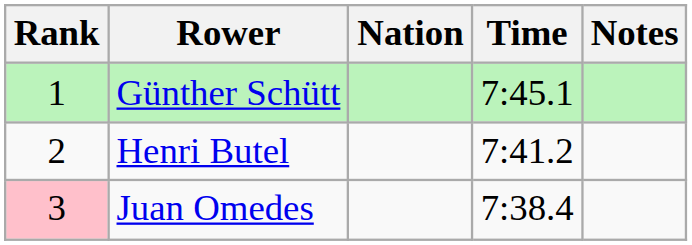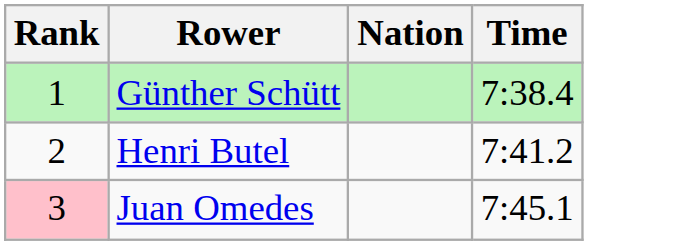- column: (635, 33)
(527, 92) 7:45.1 -> (527, 92) 7:38.4
(527, 208) 7:38.4 -> (527, 208) 7:45.1
